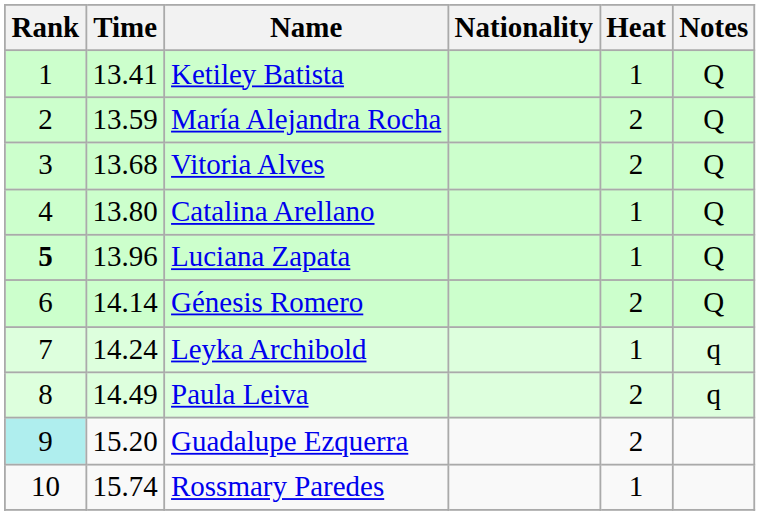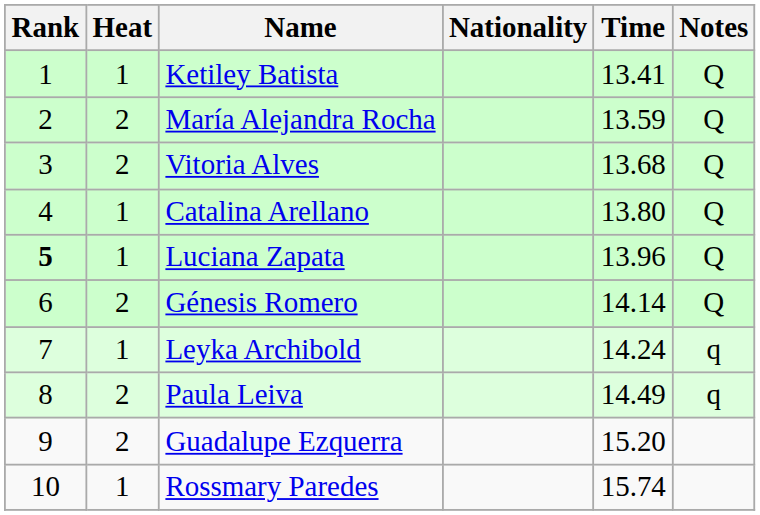columns swapped: (636, 27) <-> (125, 27)
(45, 440) paleturquoise background -> (45, 440) no background
